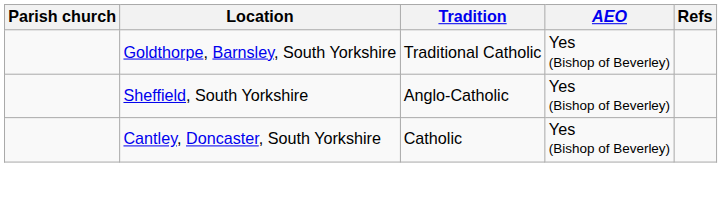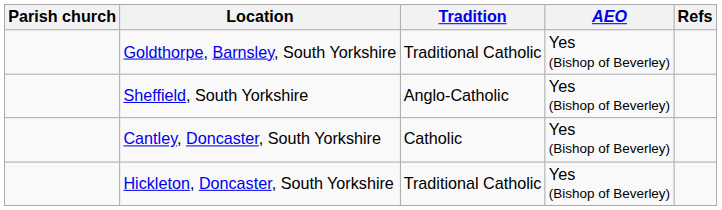+ row: (259, 183)
